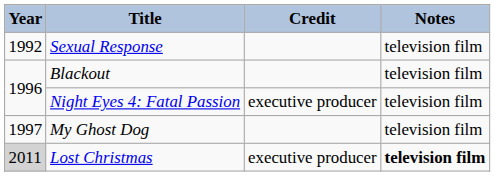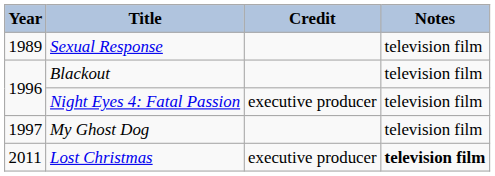(25, 46) 1992 -> (25, 46) 1989
(25, 157) lightgrey background -> (25, 157) no background
